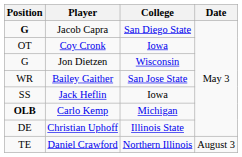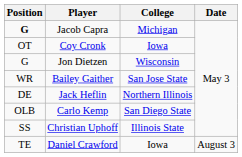(158, 29) San Diego State -> (158, 29) Michigan
(25, 95) SS -> (25, 95) DE
(158, 95) Iowa -> (158, 95) Northern Illinois
(25, 111) bold -> (25, 111) normal
(158, 111) Michigan -> (158, 111) San Diego State
(25, 128) DE -> (25, 128) SS
(158, 144) Northern Illinois -> (158, 144) Iowa
